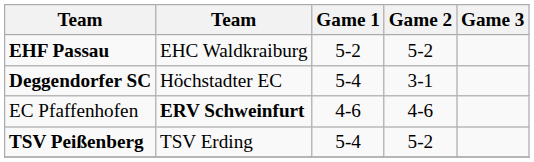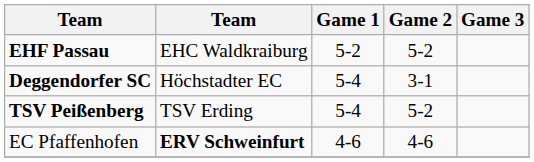rows swapped: (74, 111) <-> (76, 141)
